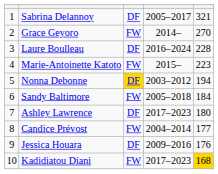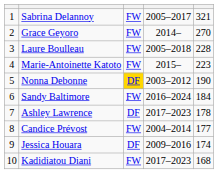(133, 17) DF -> (134, 17) FW
(133, 49) DF -> (134, 49) FW
(168, 49) 2016–2024 -> (168, 49) 2005–2018
(203, 81) 194 -> (203, 81) 190
(168, 97) 2005–2018 -> (168, 97) 2016–2024
(203, 113) 180 -> (203, 113) 178
(203, 145) 176 -> (203, 145) 174
(203, 161) gold background -> (203, 161) no background
